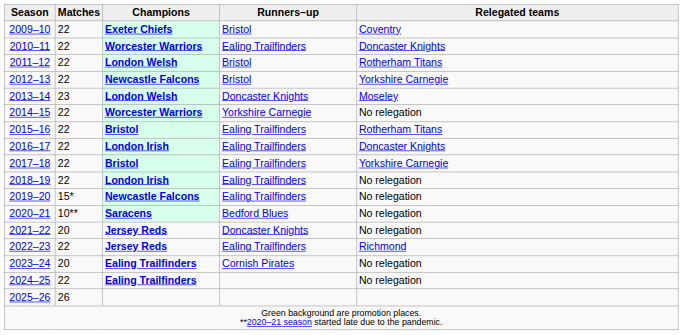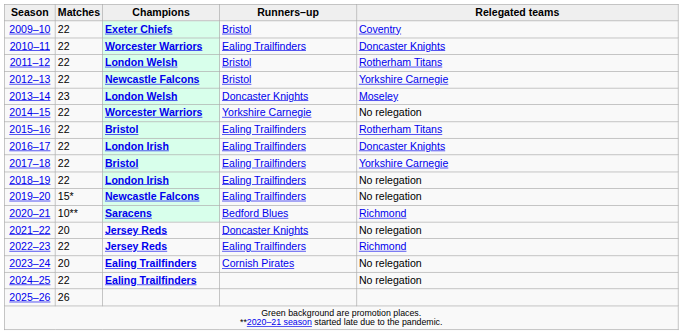(390, 213) No relegation -> (383, 213) Richmond
